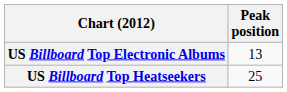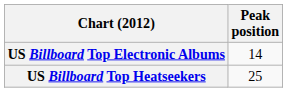(255, 53) 13 -> (255, 53) 14
